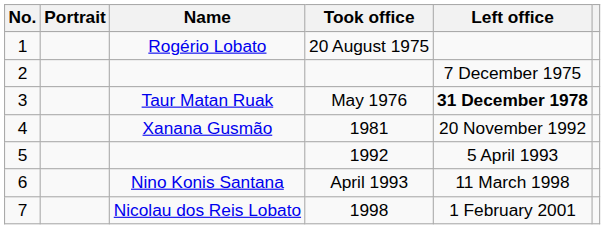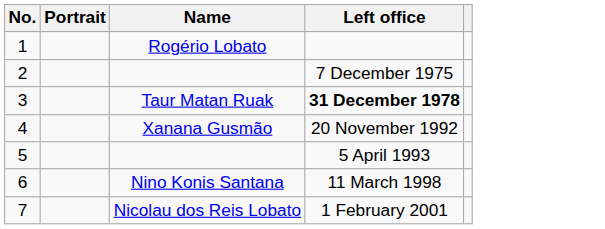- column: (369, 18)
